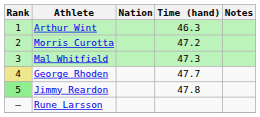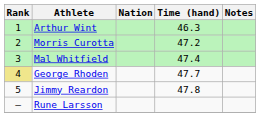(189, 58) 47.3 -> (189, 58) 47.4
(18, 89) lightgreen background -> (18, 89) no background
